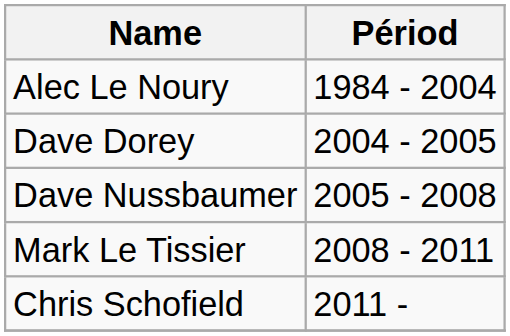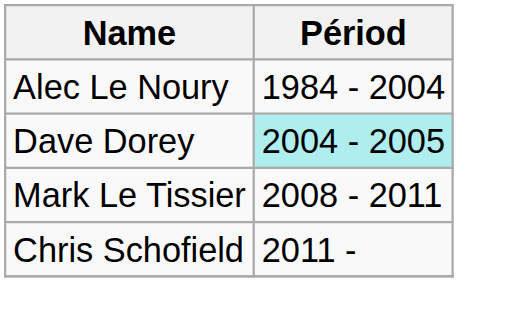(405, 141) no background -> (353, 141) paleturquoise background
- row: (155, 196)
